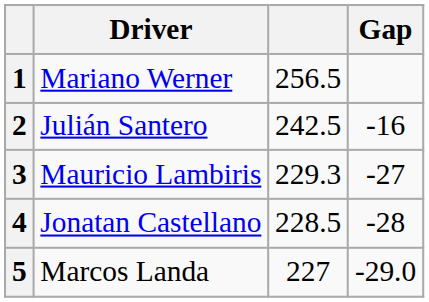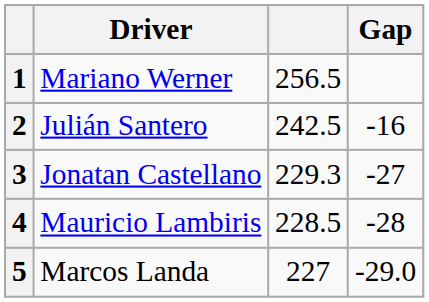(151, 174) Mauricio Lambiris -> (151, 174) Jonatan Castellano
(151, 222) Jonatan Castellano -> (151, 222) Mauricio Lambiris
